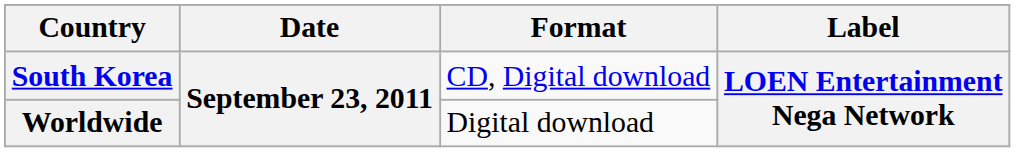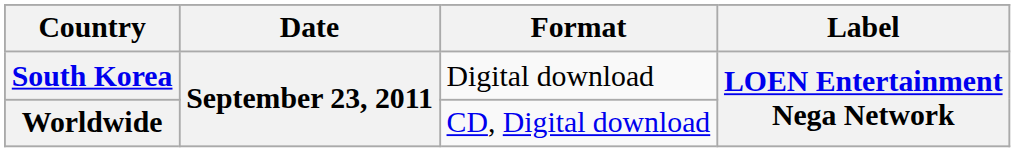(578, 75) CD, Digital download -> (550, 75) Digital download
(550, 122) Digital download -> (578, 122) CD, Digital download
